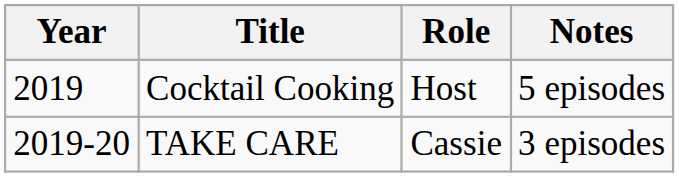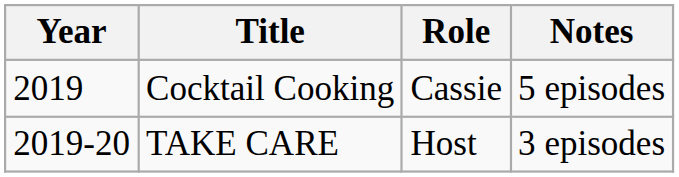(444, 87) Host -> (456, 87) Cassie
(456, 143) Cassie -> (444, 143) Host
